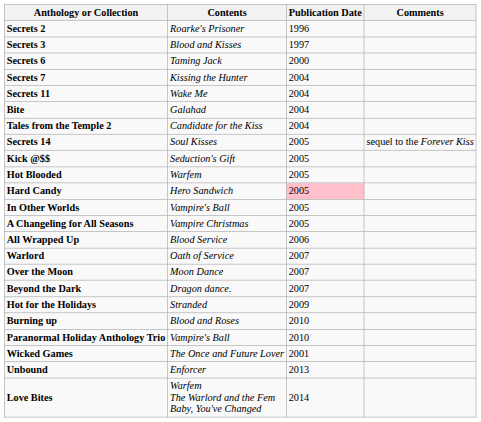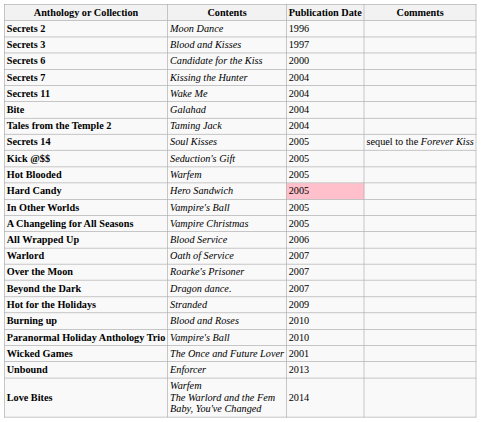(207, 28) Roarke's Prisoner -> (197, 28) Moon Dance
(196, 61) Taming Jack -> (216, 61) Candidate for the Kiss
(216, 126) Candidate for the Kiss -> (196, 126) Taming Jack
(197, 272) Moon Dance -> (207, 272) Roarke's Prisoner
